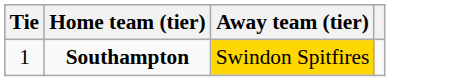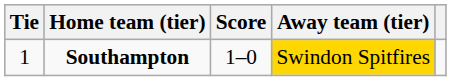+ column: (241, 21)
